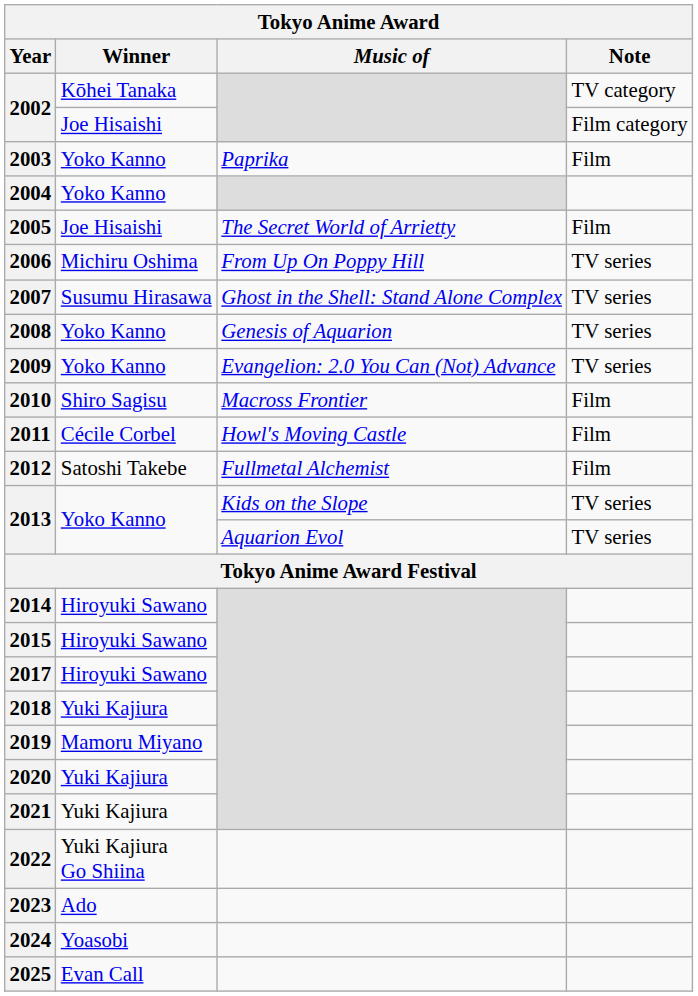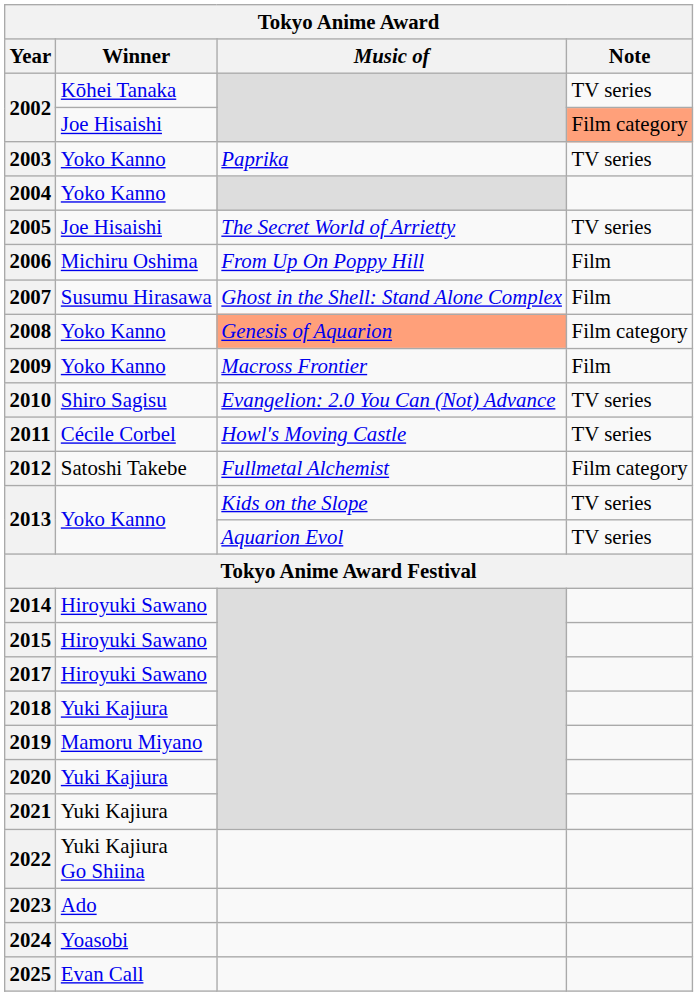(624, 90) TV category -> (612, 90) TV series
(630, 124) no background -> (630, 124) lightsalmon background
(591, 159) Film -> (612, 159) TV series
(591, 227) Film -> (612, 227) TV series
(612, 262) TV series -> (591, 262) Film
(612, 296) TV series -> (591, 296) Film
(307, 330) no background -> (307, 330) lightsalmon background
(612, 330) TV series -> (630, 330) Film category
(388, 365) Evangelion: 2.0 You Can (Not) Advance -> (294, 365) Macross Frontier
(612, 365) TV series -> (591, 365) Film
(294, 399) Macross Frontier -> (388, 399) Evangelion: 2.0 You Can (Not) Advance
(591, 399) Film -> (612, 399) TV series
(591, 433) Film -> (612, 433) TV series
(591, 468) Film -> (630, 468) Film category
